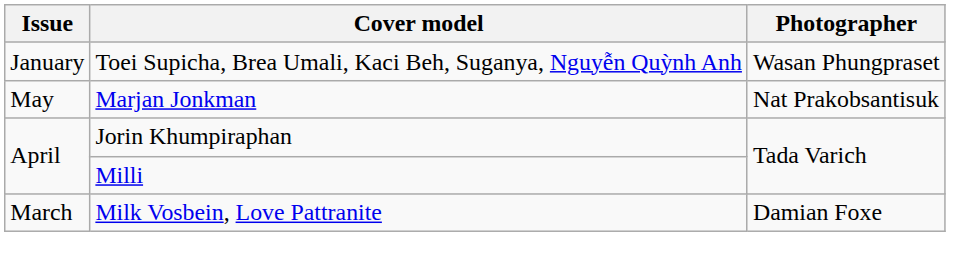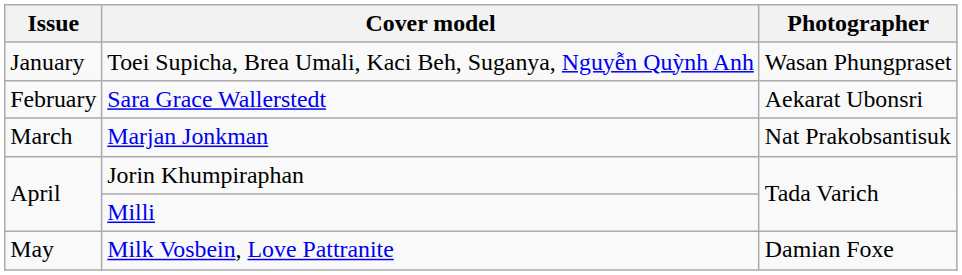+ row: (217, 99)
(32, 99) May -> (41, 136) March
(41, 212) March -> (32, 250) May
